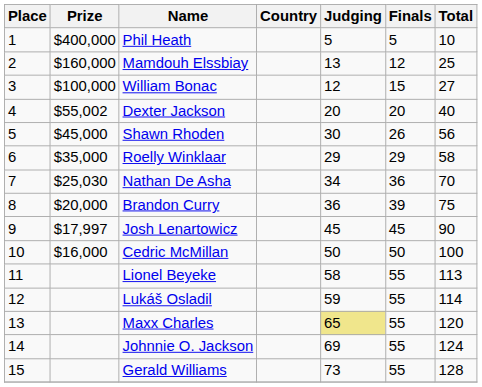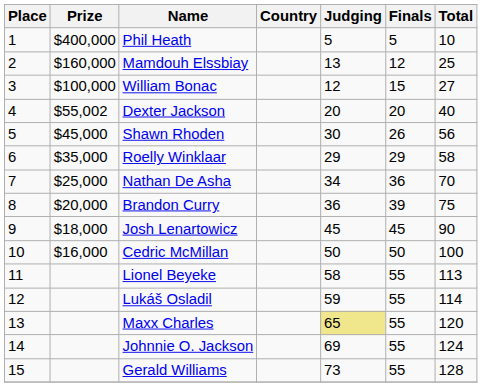(81, 181) $25,030 -> (81, 181) $25,000
(81, 228) $17,997 -> (81, 228) $18,000
